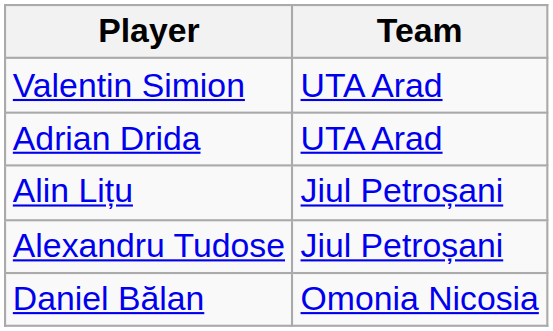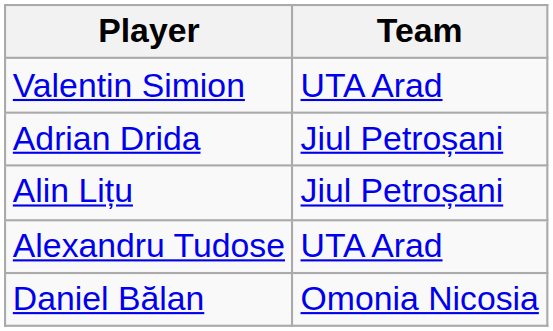(372, 138) UTA Arad -> (402, 138) Jiul Petroșani
(402, 245) Jiul Petroșani -> (372, 245) UTA Arad
